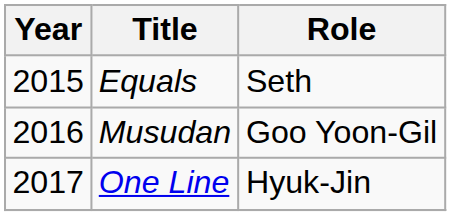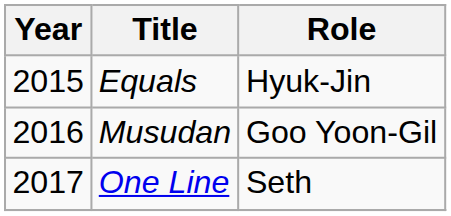(279, 81) Seth -> (308, 81) Hyuk-Jin
(308, 183) Hyuk-Jin -> (279, 183) Seth
